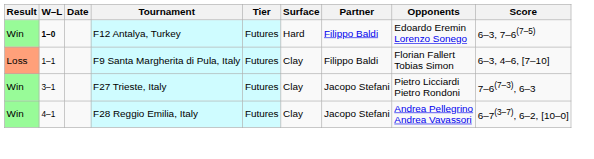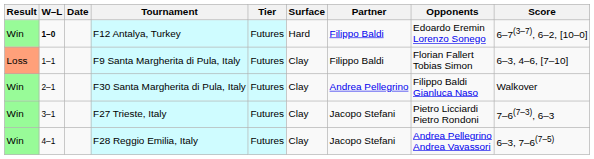(507, 33) 6–3, 7–6(7–5) -> (542, 33) 6–7(3–7), 6–2, [10–0]
+ row: (169, 87)
(523, 114) 6–7(3–7), 6–2, [10–0] -> (525, 141) 6–3, 7–6(7–5)
